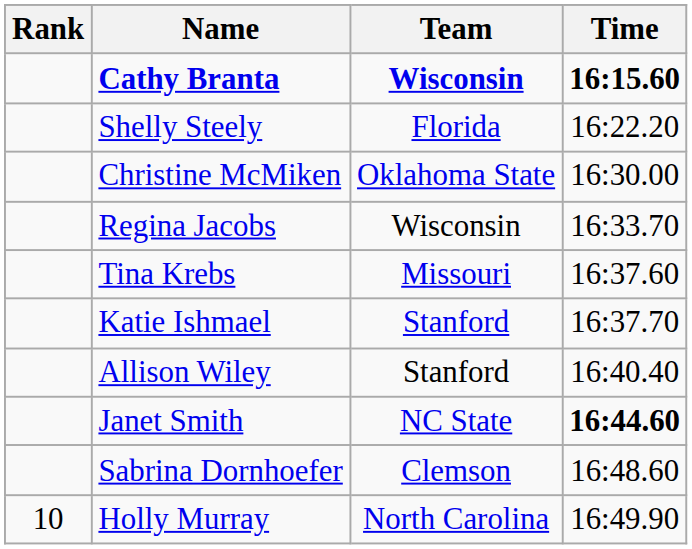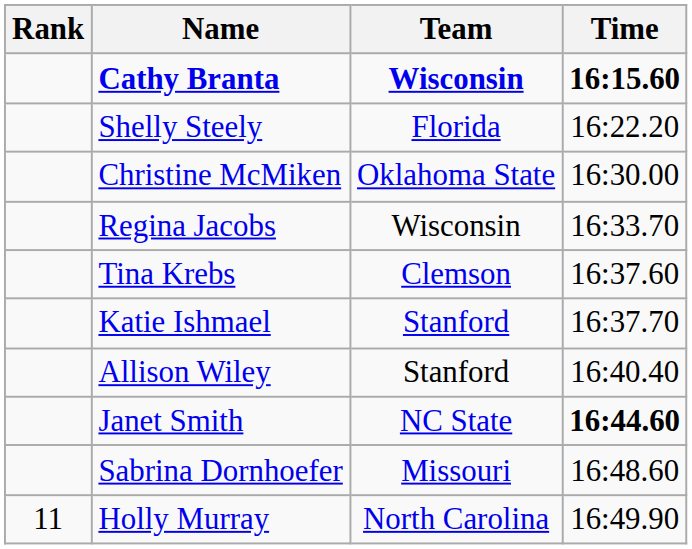(456, 273) Missouri -> (456, 273) Clemson
(456, 469) Clemson -> (456, 469) Missouri
(48, 518) 10 -> (48, 518) 11
